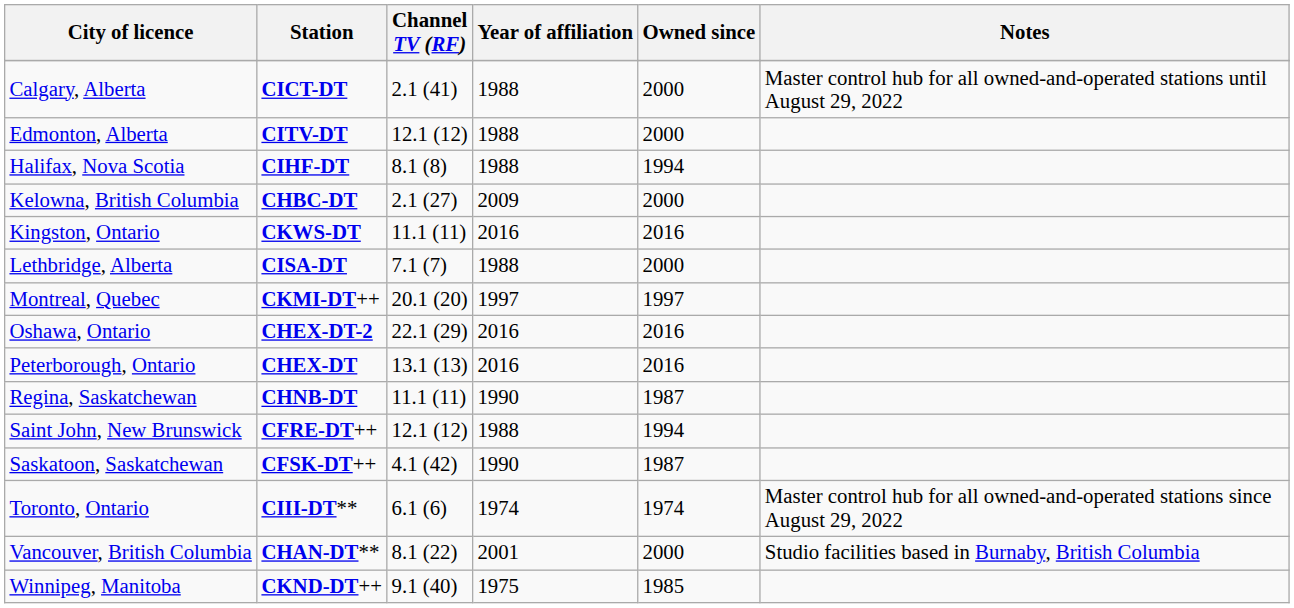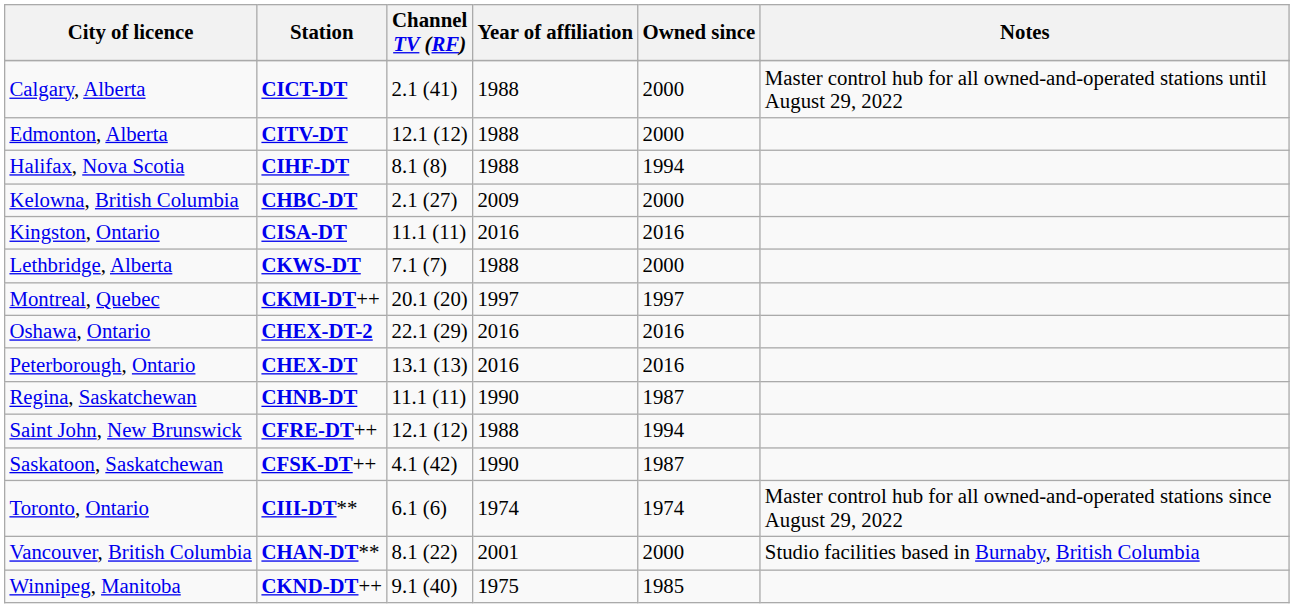(311, 232) CKWS-DT -> (304, 232) CISA-DT
(304, 265) CISA-DT -> (311, 265) CKWS-DT
